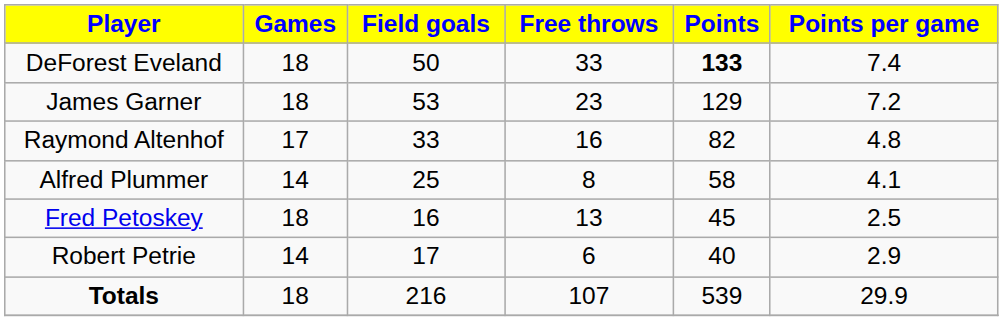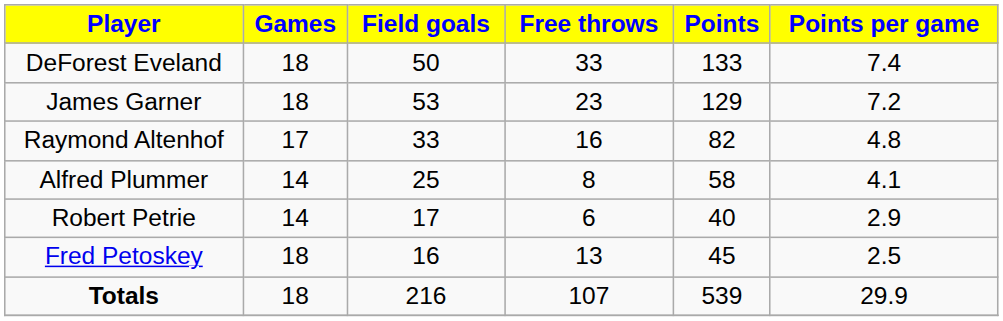(722, 62) bold -> (722, 62) normal
rows swapped: (124, 218) <-> (124, 256)
